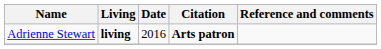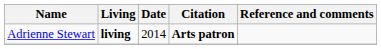(154, 34) 2016 -> (154, 34) 2014
